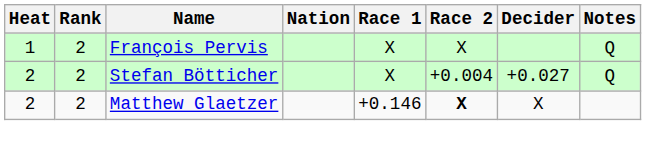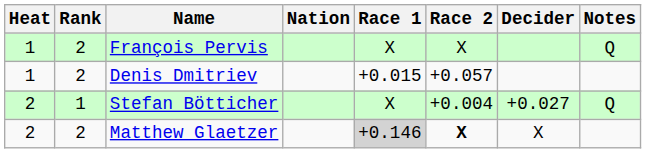+ row: (184, 76)
(80, 76) 2 -> (80, 105) 1
(390, 105) no background -> (390, 133) lightgrey background
